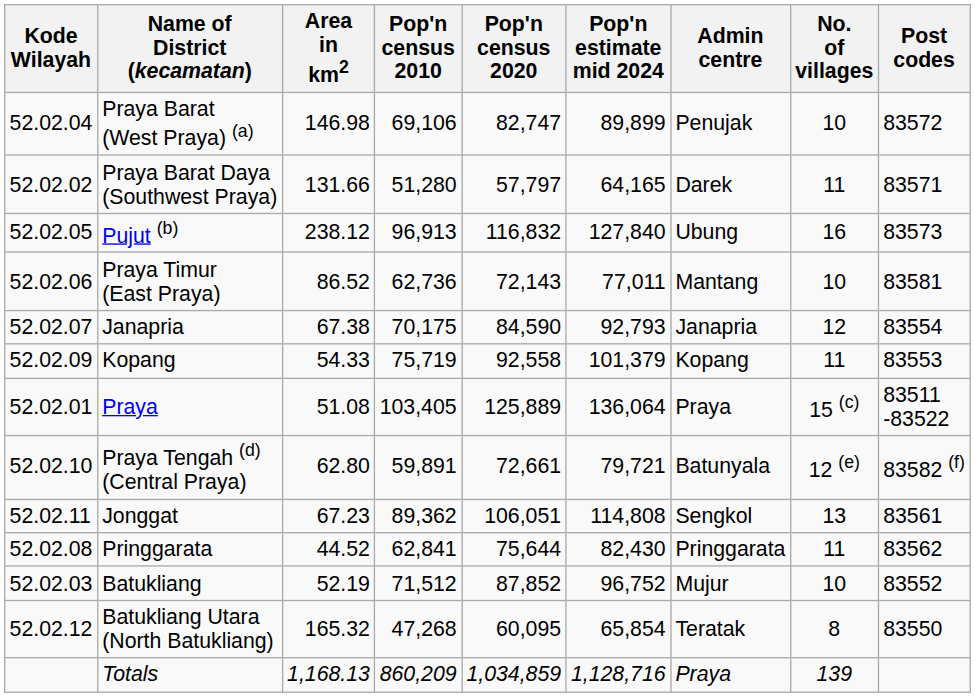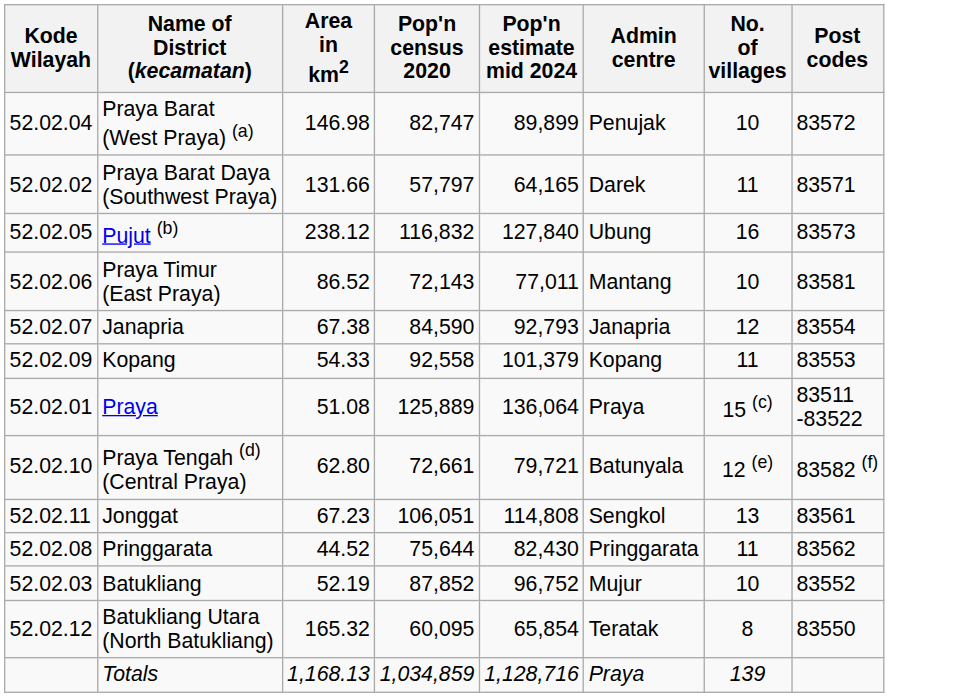- column: (418, 48)
